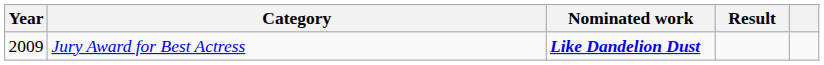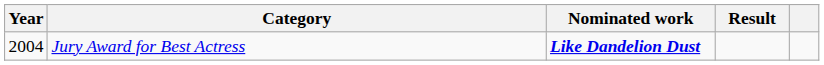(26, 45) 2009 -> (26, 45) 2004
